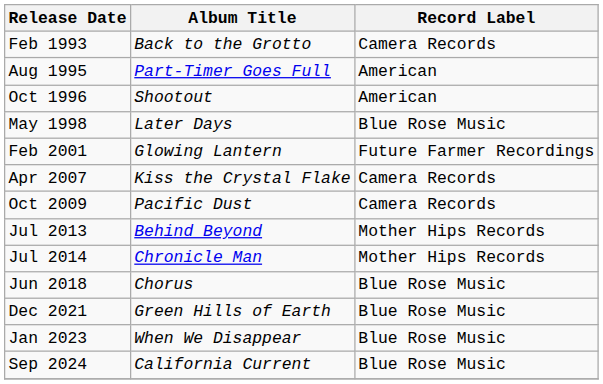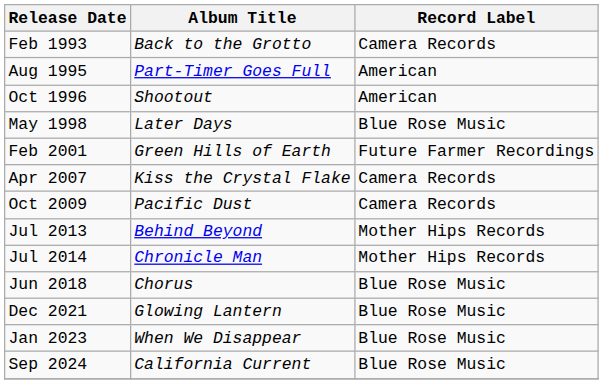(208, 151) Glowing Lantern -> (233, 151) Green Hills of Earth
(233, 312) Green Hills of Earth -> (208, 312) Glowing Lantern
